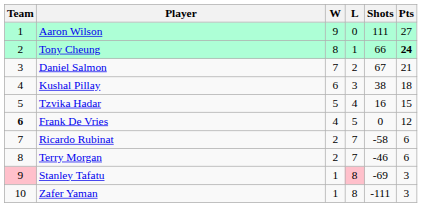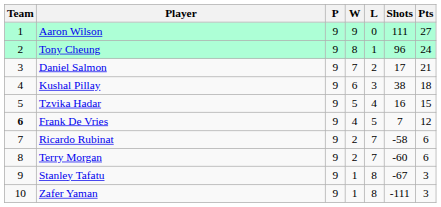+ column: (335, 13)
(380, 49) 66 -> (400, 49) 96
(406, 49) bold -> (426, 49) normal
(380, 67) 67 -> (400, 67) 17
(380, 121) 0 -> (400, 121) 7
(380, 157) -46 -> (400, 157) -60
(20, 175) pink background -> (20, 175) no background
(355, 175) pink background -> (374, 175) no background
(380, 175) -69 -> (400, 175) -67
